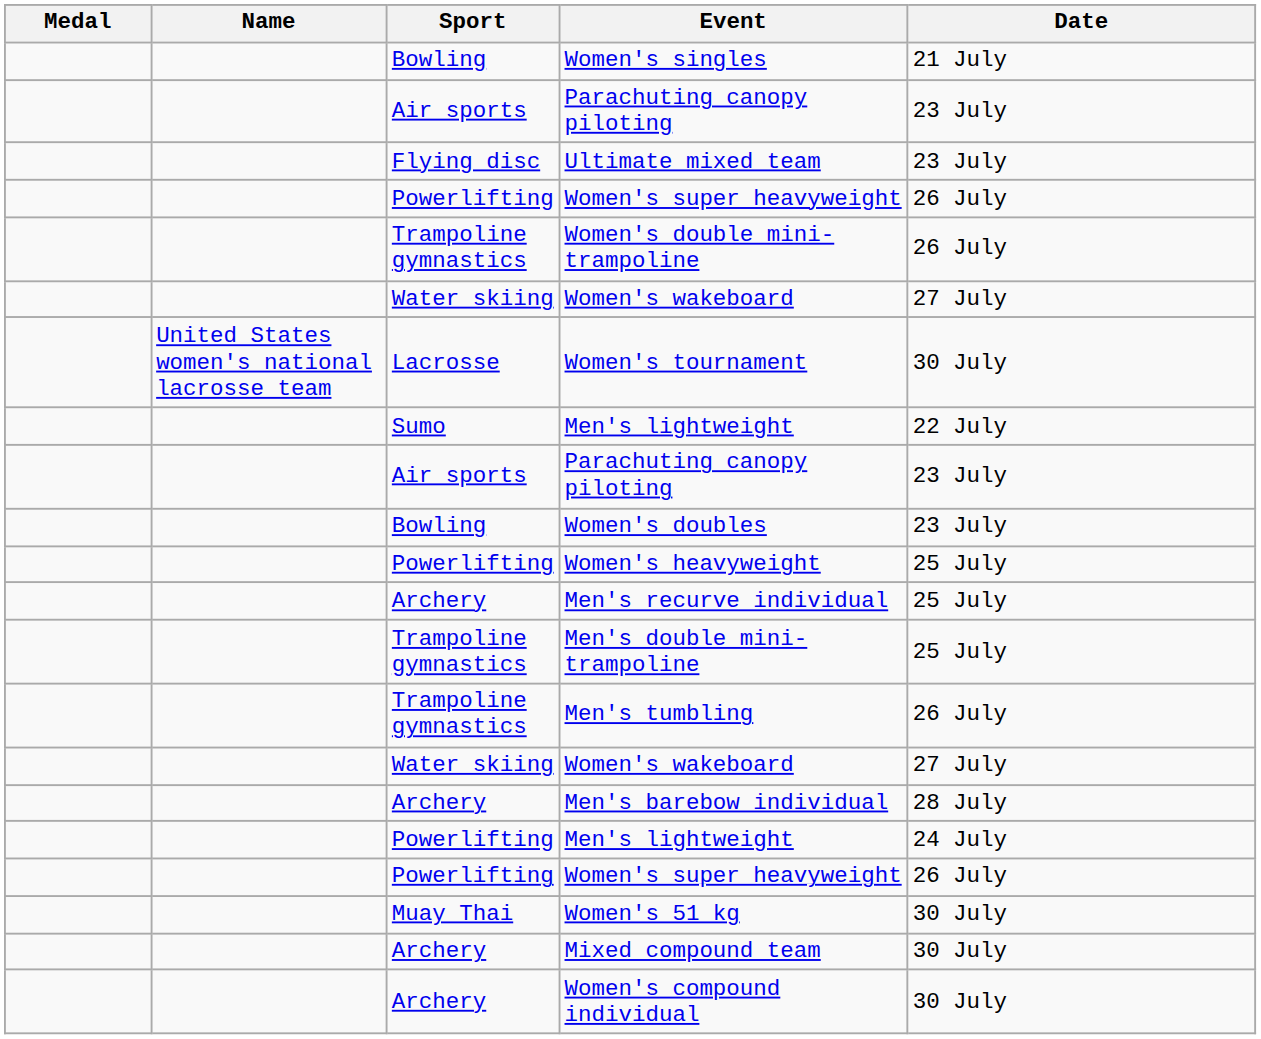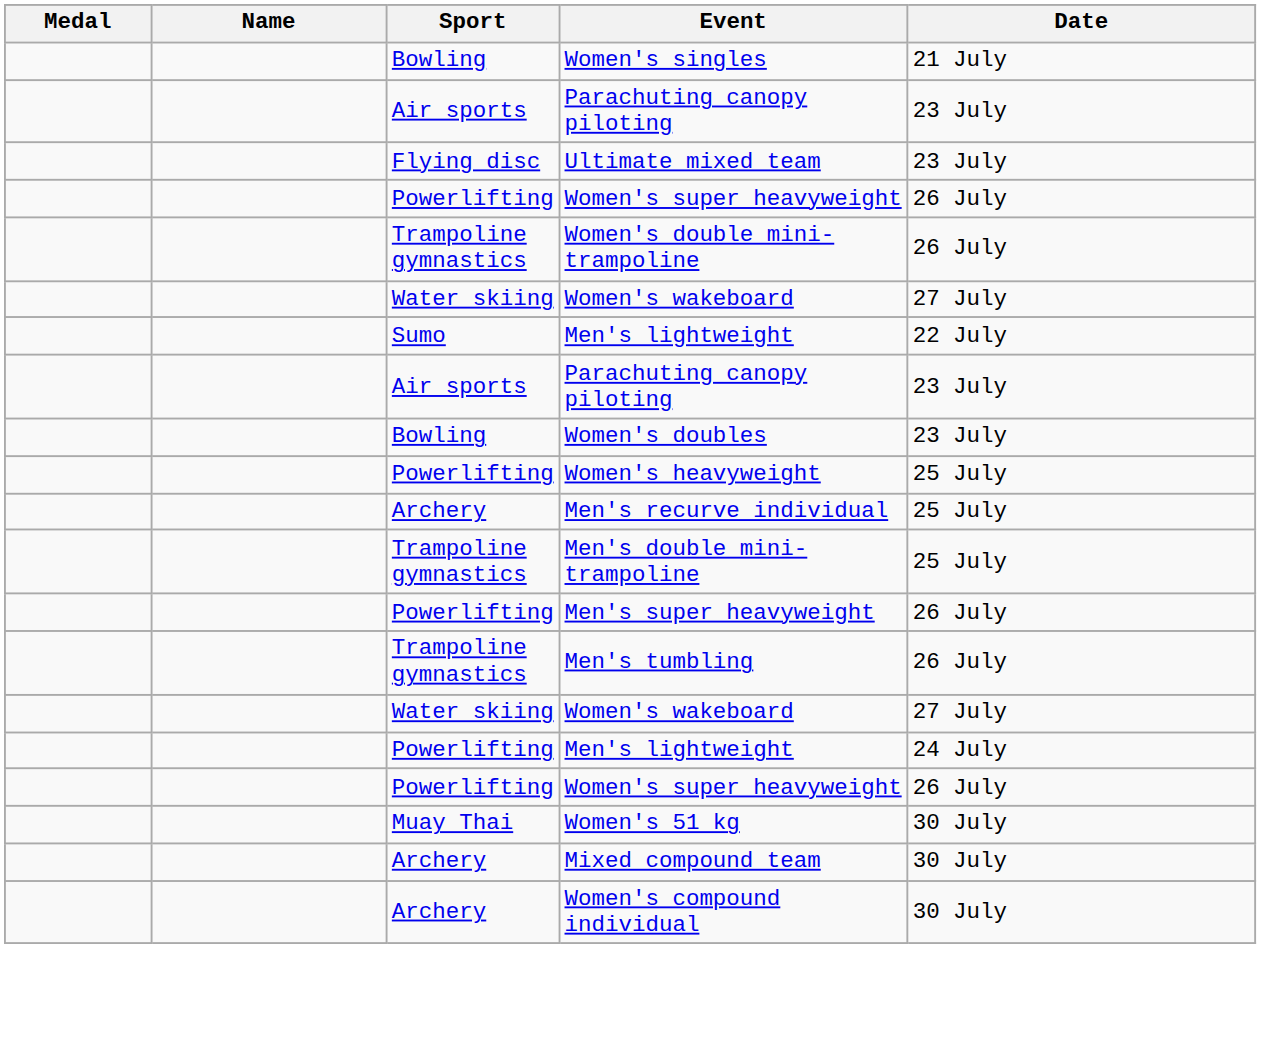- row: (446, 363)
+ row: (473, 612)
- row: (439, 803)
